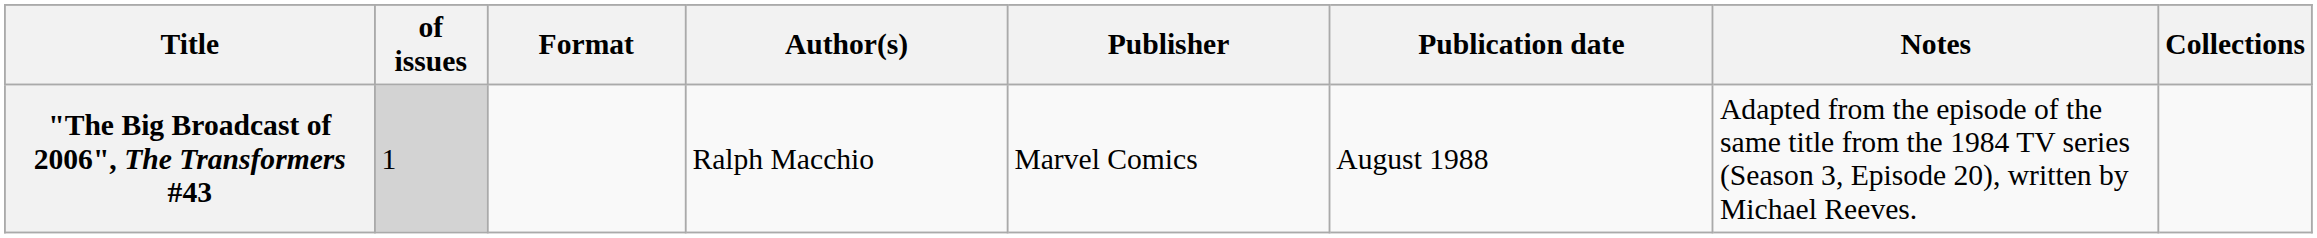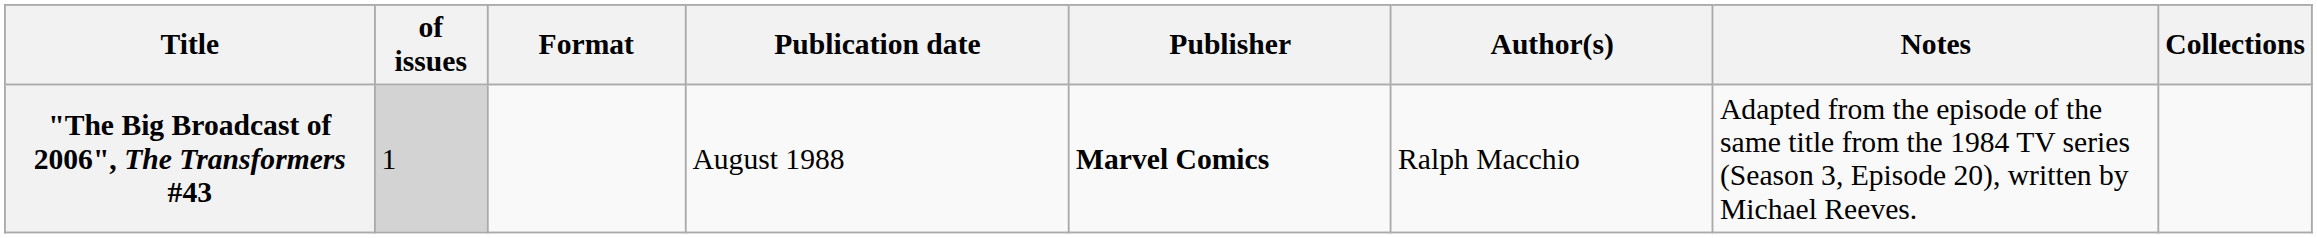columns swapped: (847, 44) <-> (1521, 44)
(1106, 158) normal -> (1173, 158) bold
